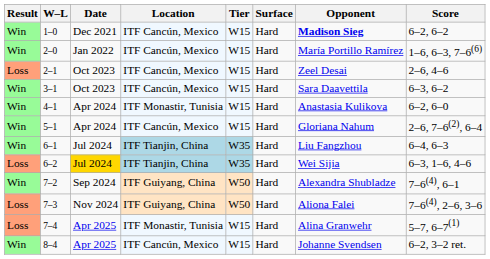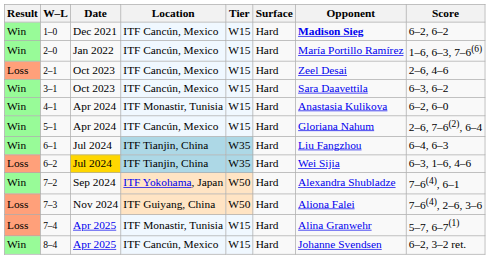(169, 183) ITF Guiyang, China -> (173, 183) ITF Yokohama, Japan
